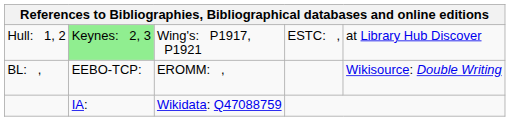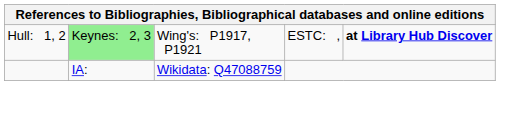(414, 35) normal -> (419, 35) bold
- row: (24, 77)
